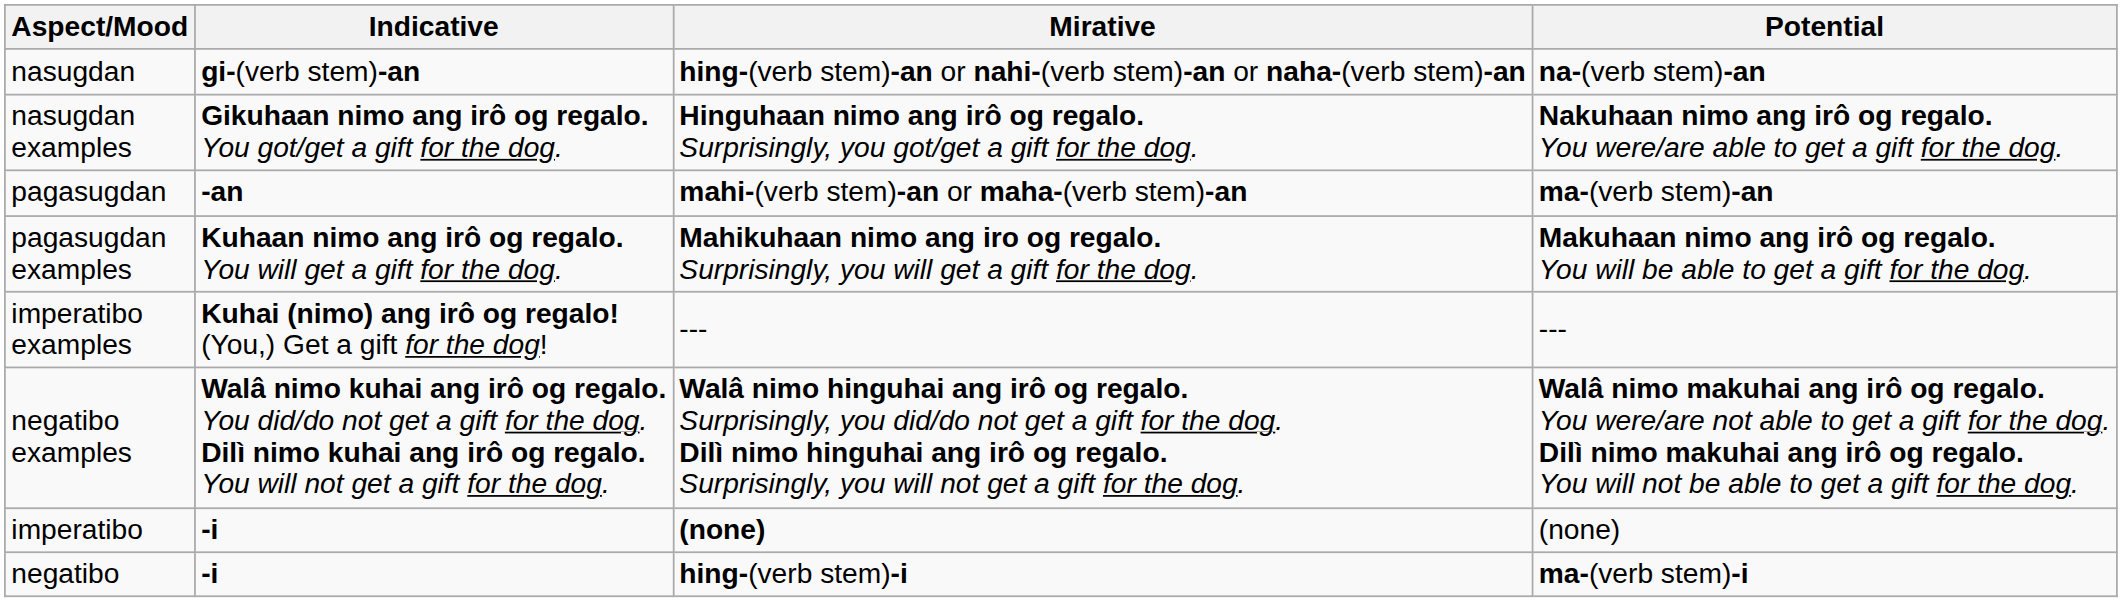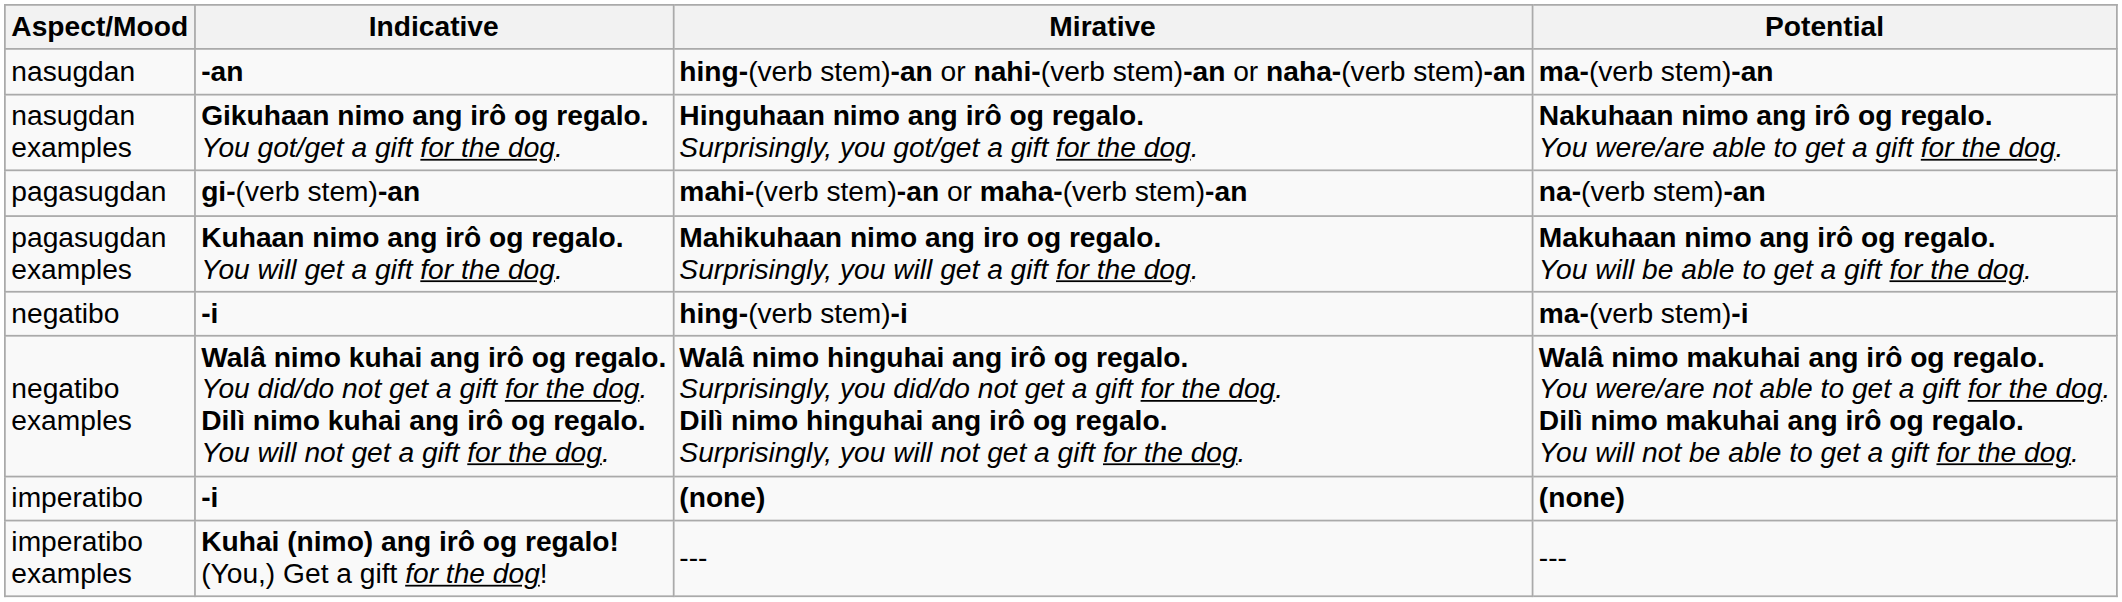(311, 71) gi-(verb stem)-an -> (222, 71) -an
(1652, 71) na-(verb stem)-an -> (1656, 71) ma-(verb stem)-an
(222, 192) -an -> (311, 192) gi-(verb stem)-an
(1656, 192) ma-(verb stem)-an -> (1652, 192) na-(verb stem)-an
rows swapped: (65, 574) <-> (77, 329)
(1580, 529) normal -> (1582, 497) bold
